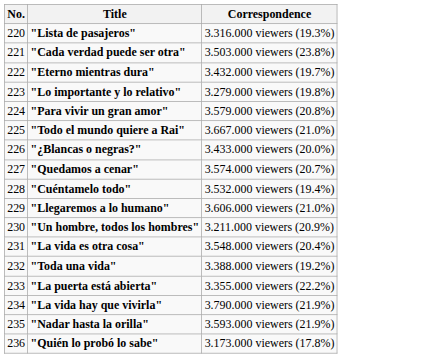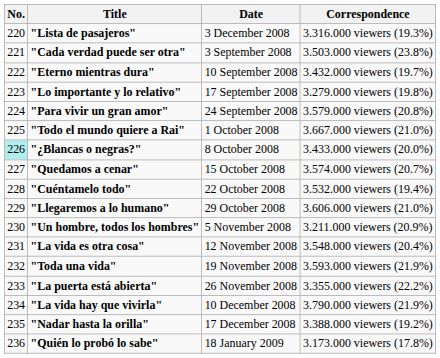+ column: (251, 13)
(16, 149) no background -> (16, 149) paleturquoise background
(270, 265) 3.388.000 viewers (19.2%) -> (368, 265) 3.593.000 viewers (21.9%)
(270, 324) 3.593.000 viewers (21.9%) -> (368, 324) 3.388.000 viewers (19.2%)
